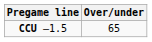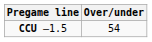(114, 29) 65 -> (114, 29) 54
